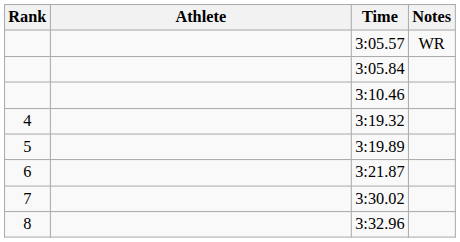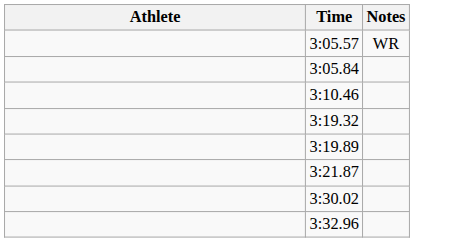- column: (27, 17)
